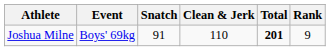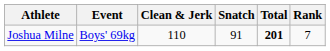columns swapped: (159, 15) <-> (219, 15)
(308, 35) 9 -> (308, 35) 7
